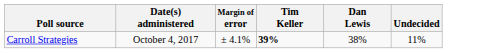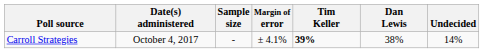+ column: (233, 18)
(417, 39) 11% -> (453, 39) 14%
